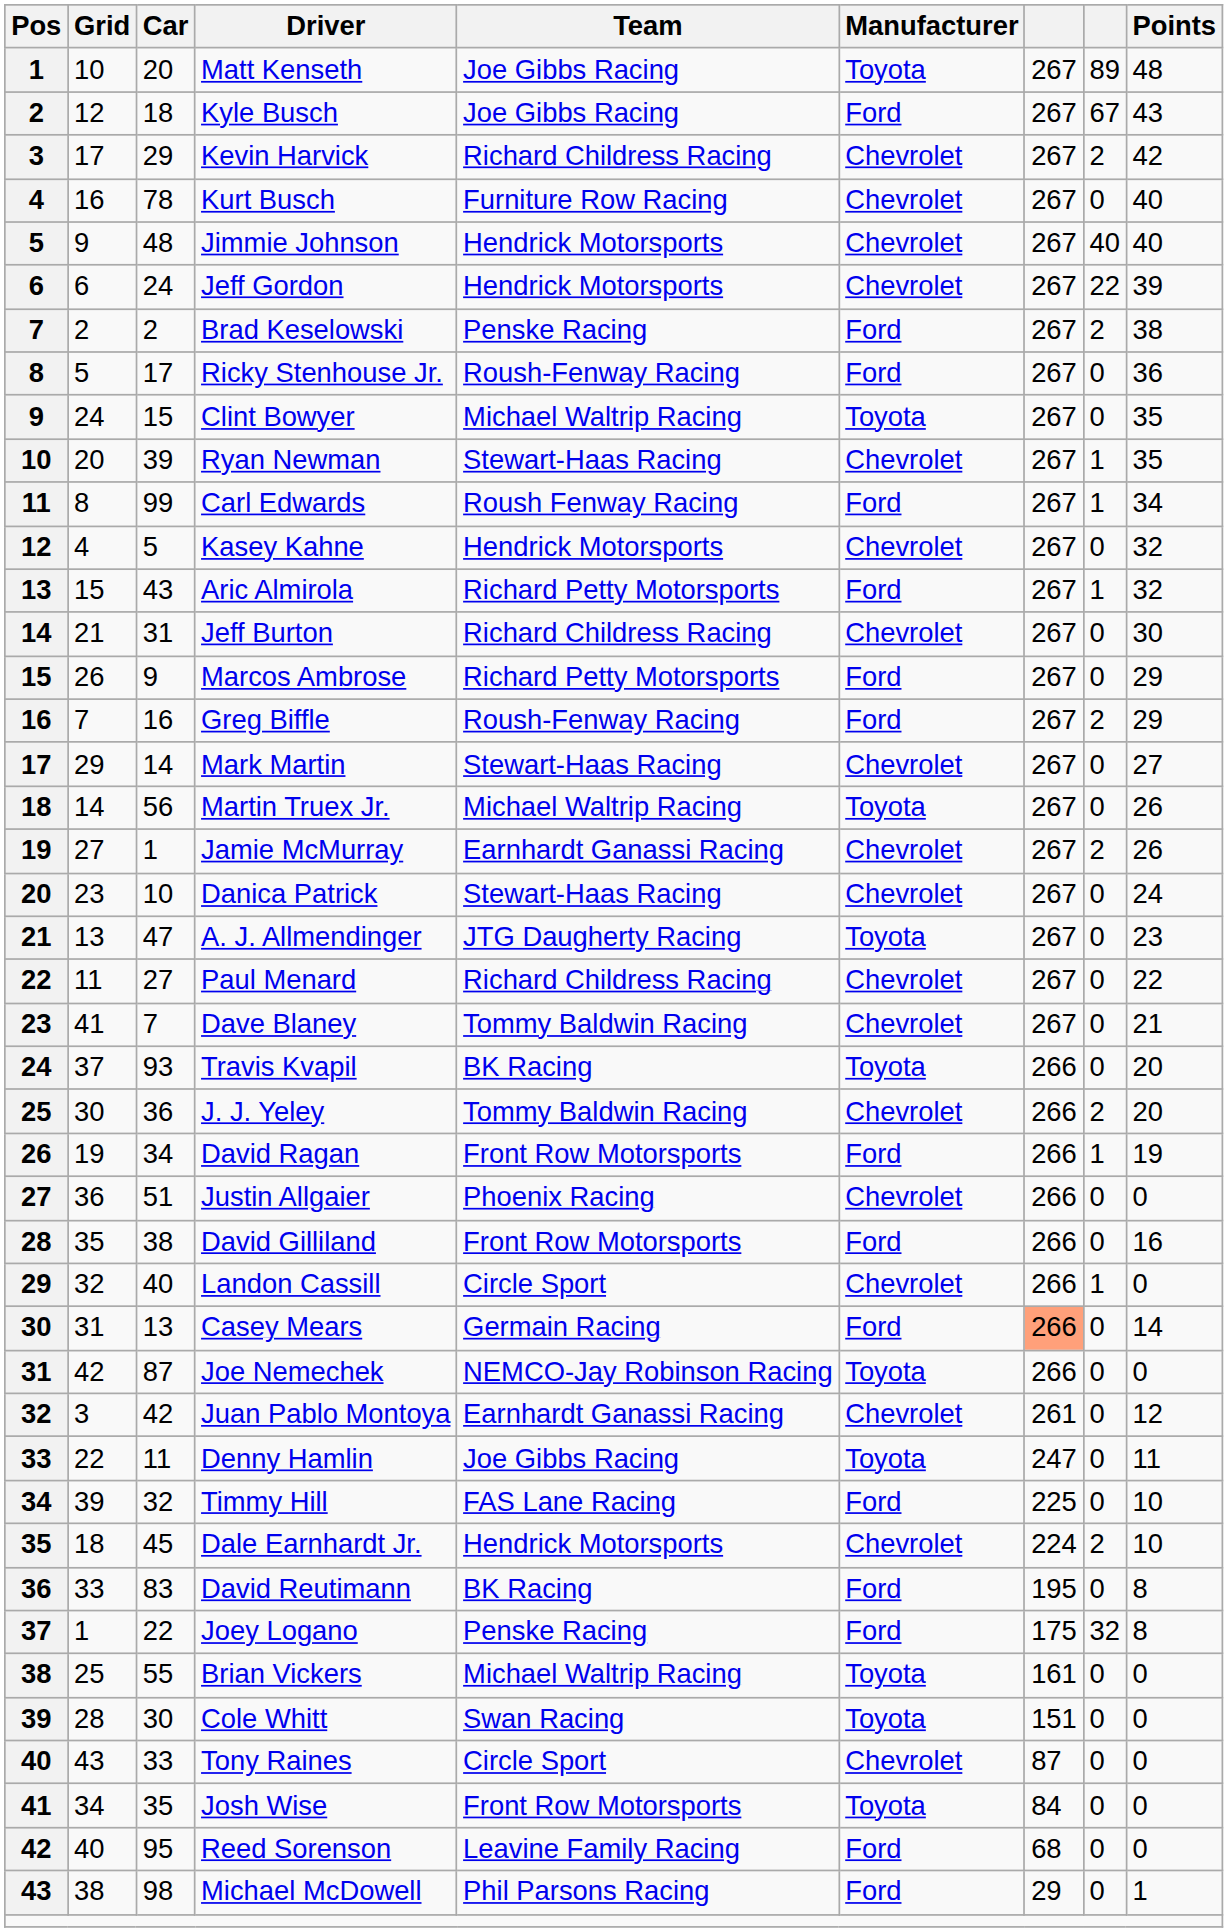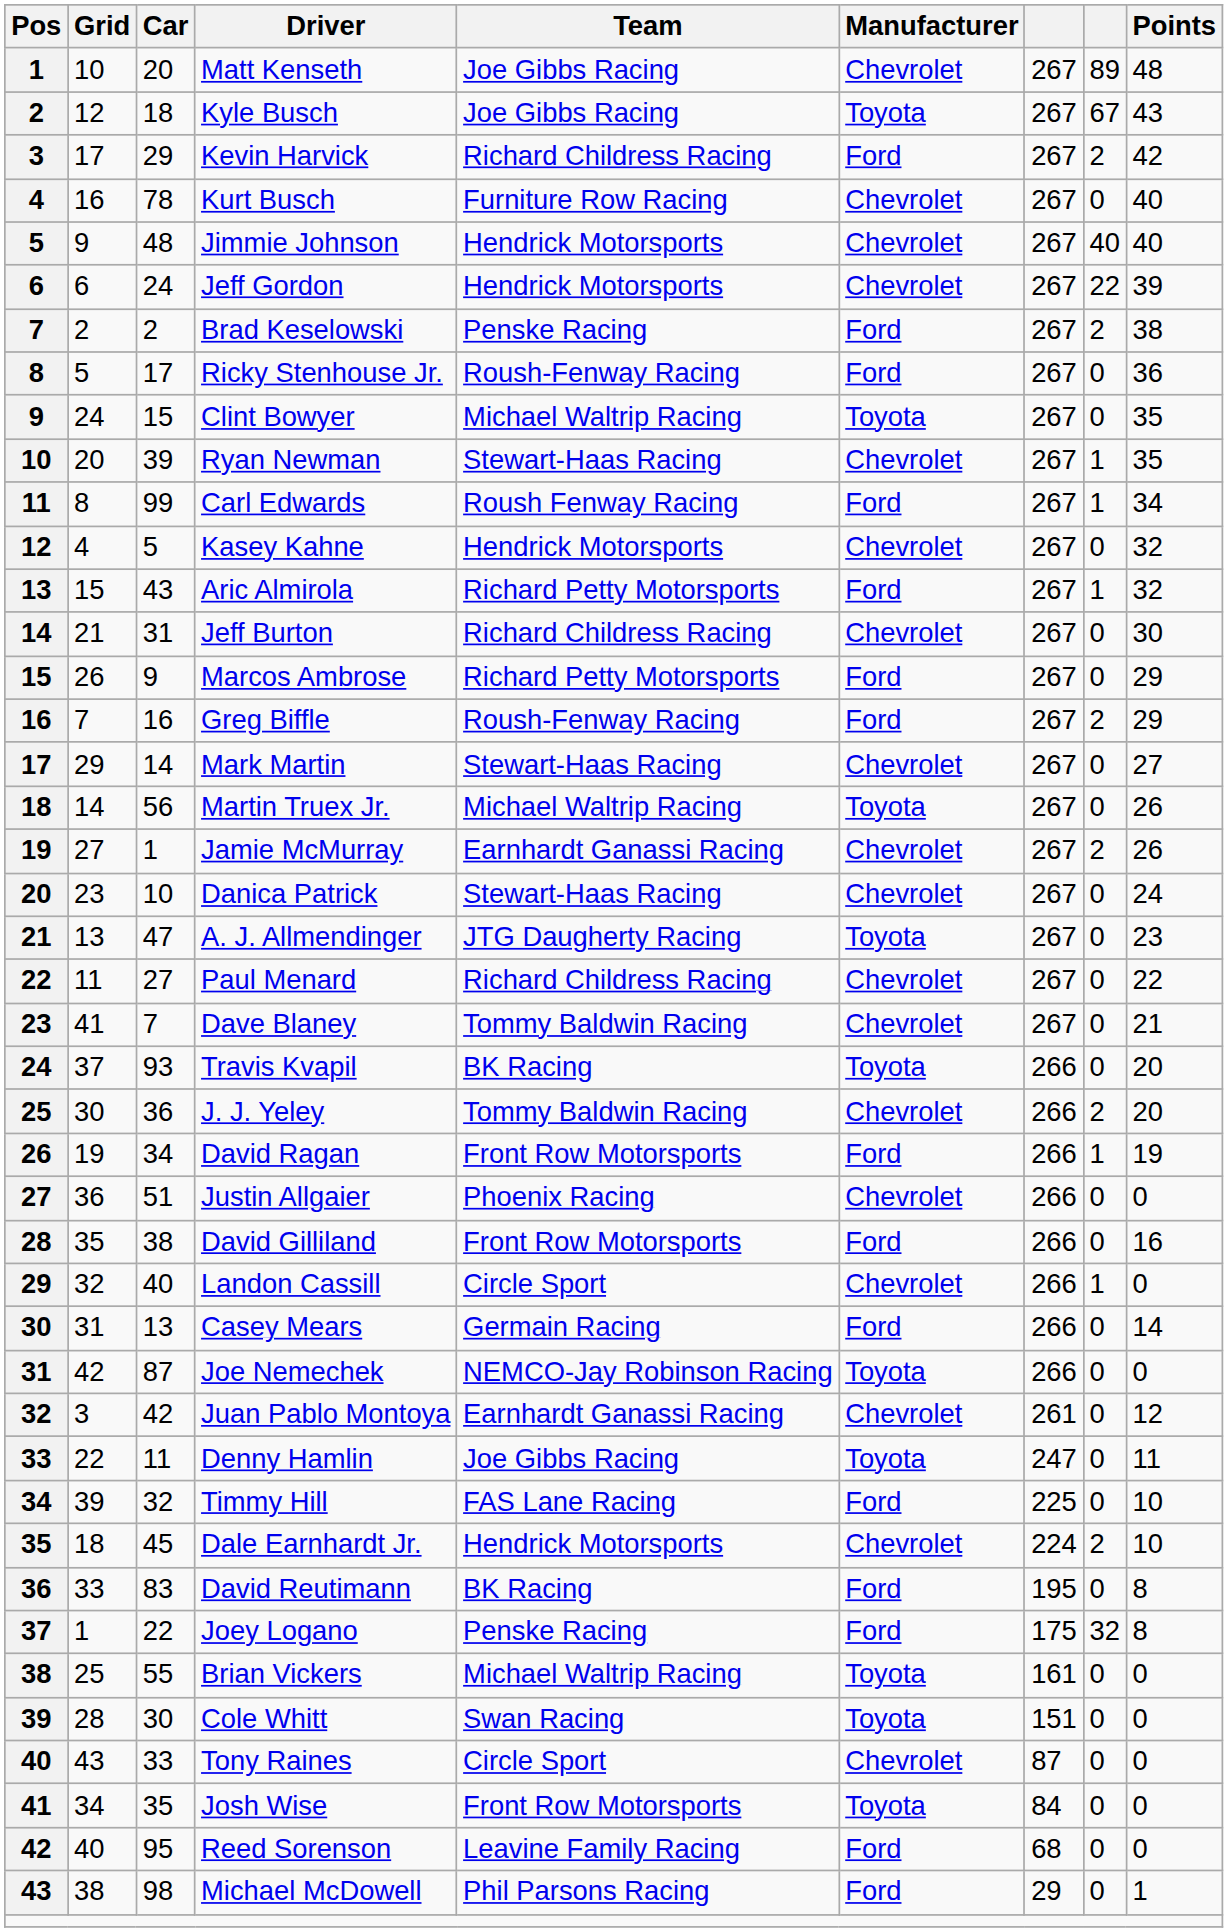(886, 69) Toyota -> (904, 69) Chevrolet
(873, 112) Ford -> (886, 112) Toyota
(904, 156) Chevrolet -> (873, 156) Ford
(1054, 1327) lightsalmon background -> (1054, 1327) no background
